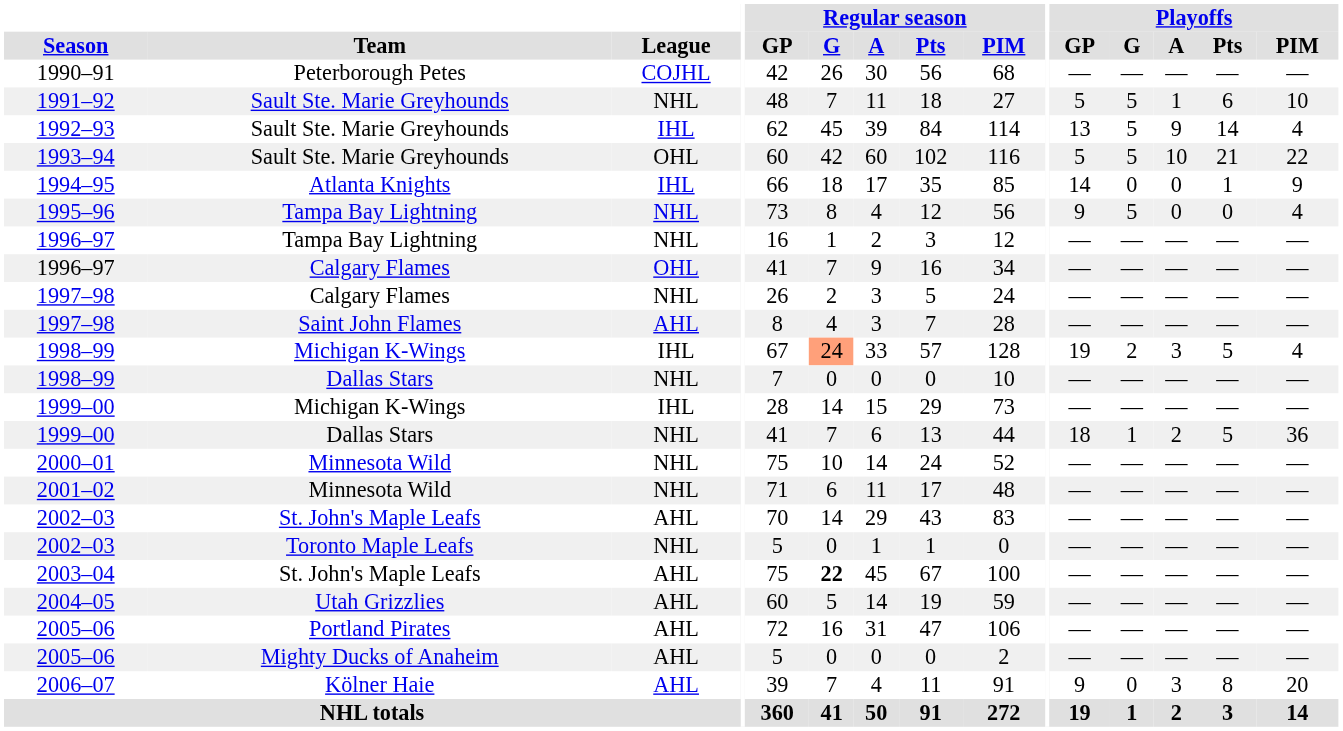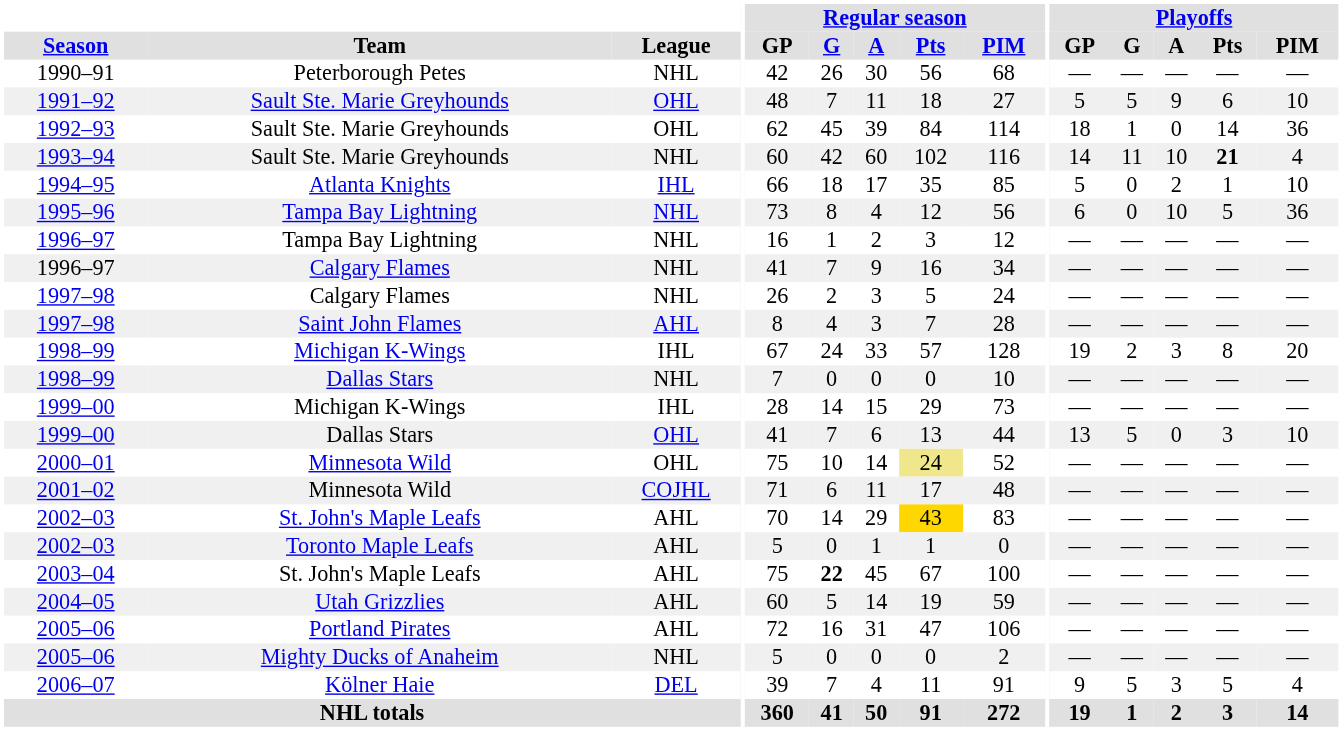(676, 73) COJHL -> (676, 73) NHL
(676, 101) NHL -> (676, 101) OHL
(1176, 101) 1 -> (1176, 101) 9
(676, 128) IHL -> (676, 128) OHL
(1080, 128) 13 -> (1080, 128) 18
(1132, 128) 5 -> (1132, 128) 1
(1176, 128) 9 -> (1176, 128) 0
(1297, 128) 4 -> (1297, 128) 36
(676, 156) OHL -> (676, 156) NHL
(1080, 156) 5 -> (1080, 156) 14
(1132, 156) 5 -> (1132, 156) 11
(1227, 156) normal -> (1227, 156) bold
(1297, 156) 22 -> (1297, 156) 4
(1080, 184) 14 -> (1080, 184) 5
(1176, 184) 0 -> (1176, 184) 2
(1297, 184) 9 -> (1297, 184) 10
(1080, 212) 9 -> (1080, 212) 6
(1132, 212) 5 -> (1132, 212) 0
(1176, 212) 0 -> (1176, 212) 10
(1227, 212) 0 -> (1227, 212) 5
(1297, 212) 4 -> (1297, 212) 36
(676, 267) OHL -> (676, 267) NHL
(832, 351) lightsalmon background -> (832, 351) no background
(1227, 351) 5 -> (1227, 351) 8
(1297, 351) 4 -> (1297, 351) 20
(676, 434) NHL -> (676, 434) OHL
(1080, 434) 18 -> (1080, 434) 13
(1132, 434) 1 -> (1132, 434) 5
(1176, 434) 2 -> (1176, 434) 0
(1227, 434) 5 -> (1227, 434) 3
(1297, 434) 36 -> (1297, 434) 10
(676, 462) NHL -> (676, 462) OHL
(931, 462) no background -> (931, 462) khaki background
(676, 490) NHL -> (676, 490) COJHL
(931, 518) no background -> (931, 518) gold background
(676, 545) NHL -> (676, 545) AHL
(676, 657) AHL -> (676, 657) NHL
(676, 684) AHL -> (676, 684) DEL
(1132, 684) 0 -> (1132, 684) 5
(1227, 684) 8 -> (1227, 684) 5
(1297, 684) 20 -> (1297, 684) 4
